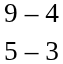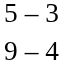rows swapped: (31, 50) <-> (31, 13)
